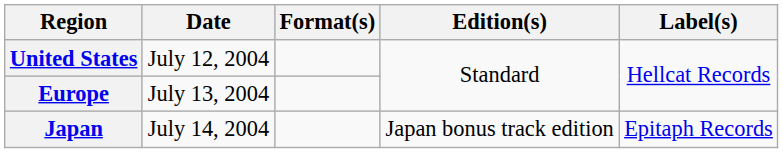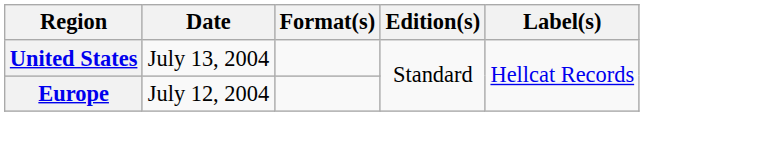(208, 57) July 12, 2004 -> (208, 57) July 13, 2004
(208, 93) July 13, 2004 -> (208, 93) July 12, 2004
- row: (74, 128)
